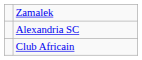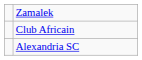rows swapped: (45, 47) <-> (47, 30)
